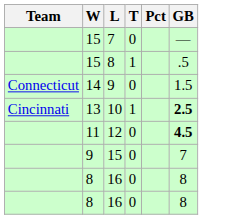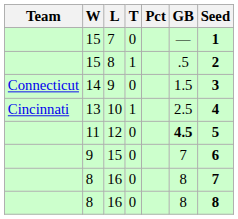+ column: (215, 16)
(183, 109) bold -> (183, 109) normal
